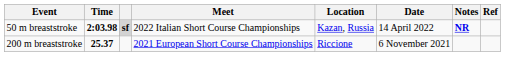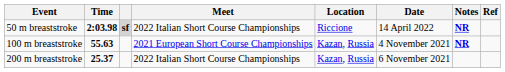(346, 28) Kazan, Russia -> (335, 28) Riccione
+ row: (44, 43)
(223, 43) 2021 European Short Course Championships -> (217, 59) 2022 Italian Short Course Championships
(335, 43) Riccione -> (346, 59) Kazan, Russia
